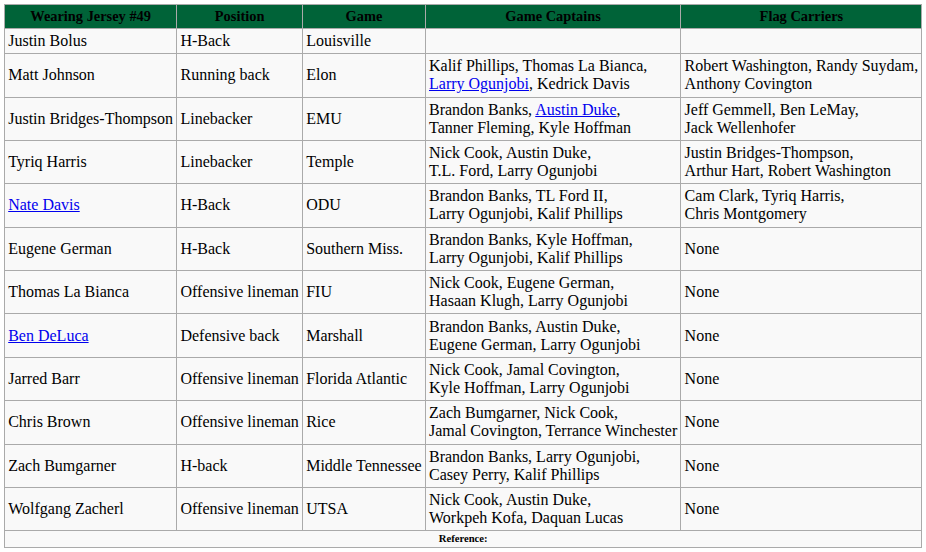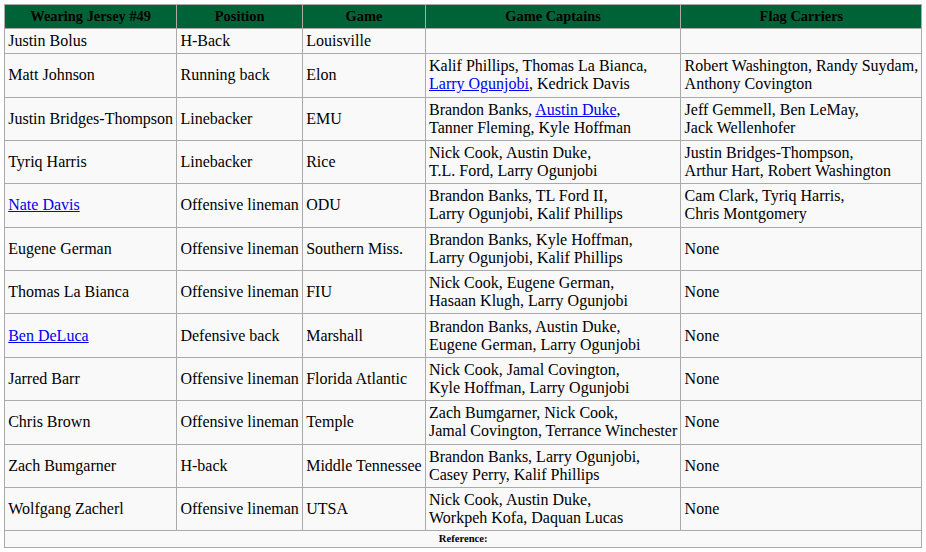(330, 162) Temple -> (321, 162) Rice
(205, 205) H-Back -> (240, 205) Offensive lineman
(205, 248) H-Back -> (240, 248) Offensive lineman
(321, 422) Rice -> (330, 422) Temple
